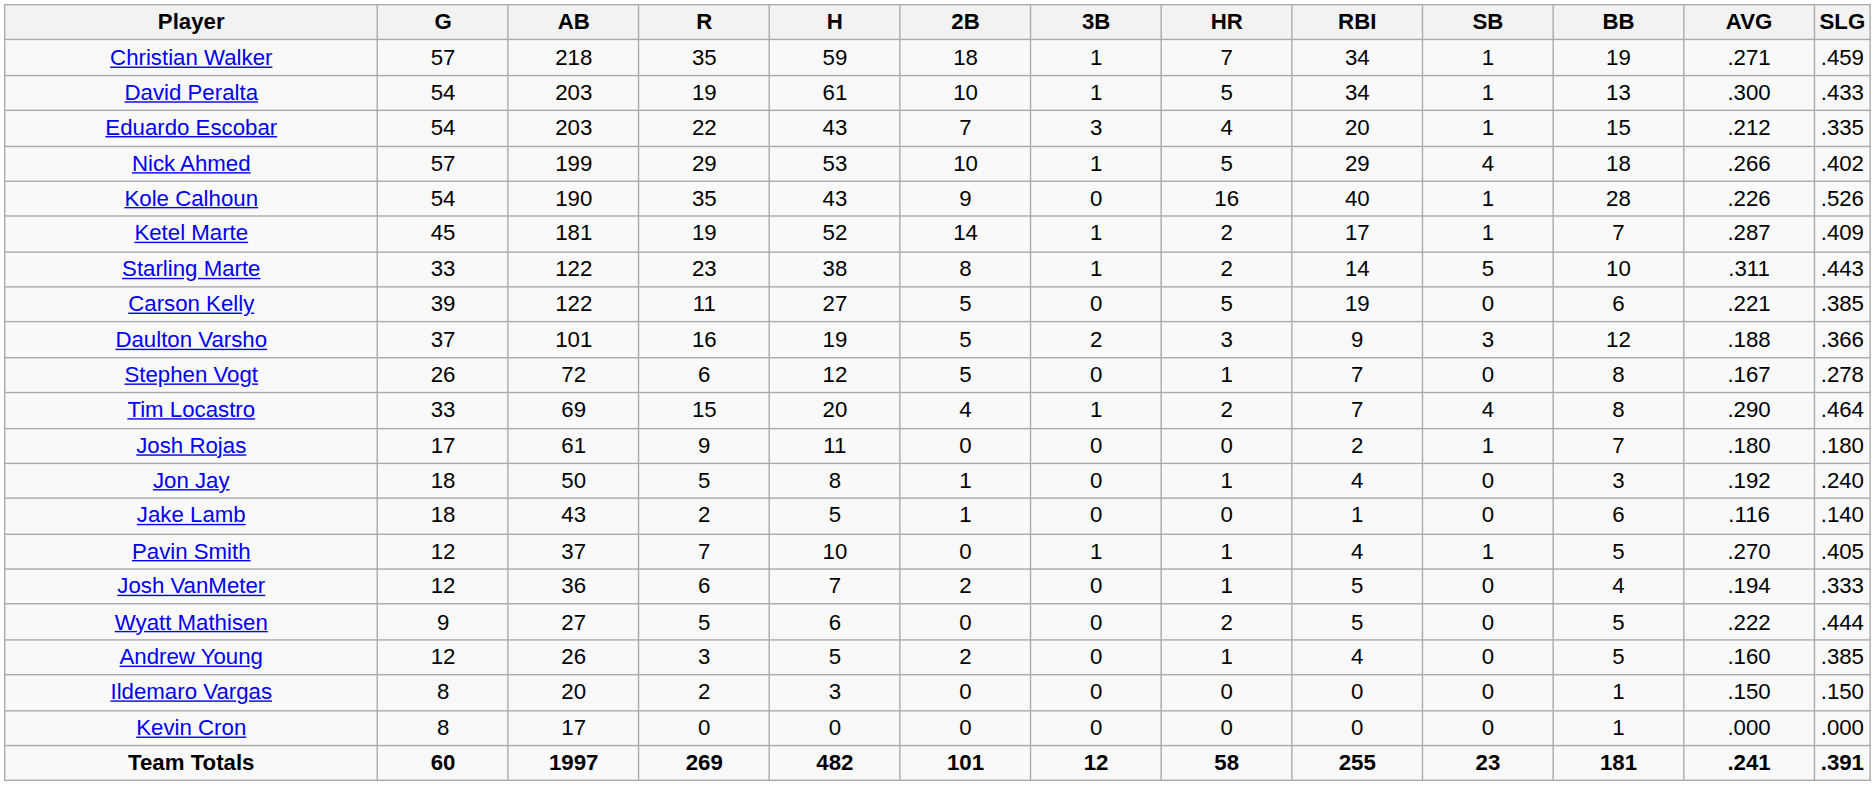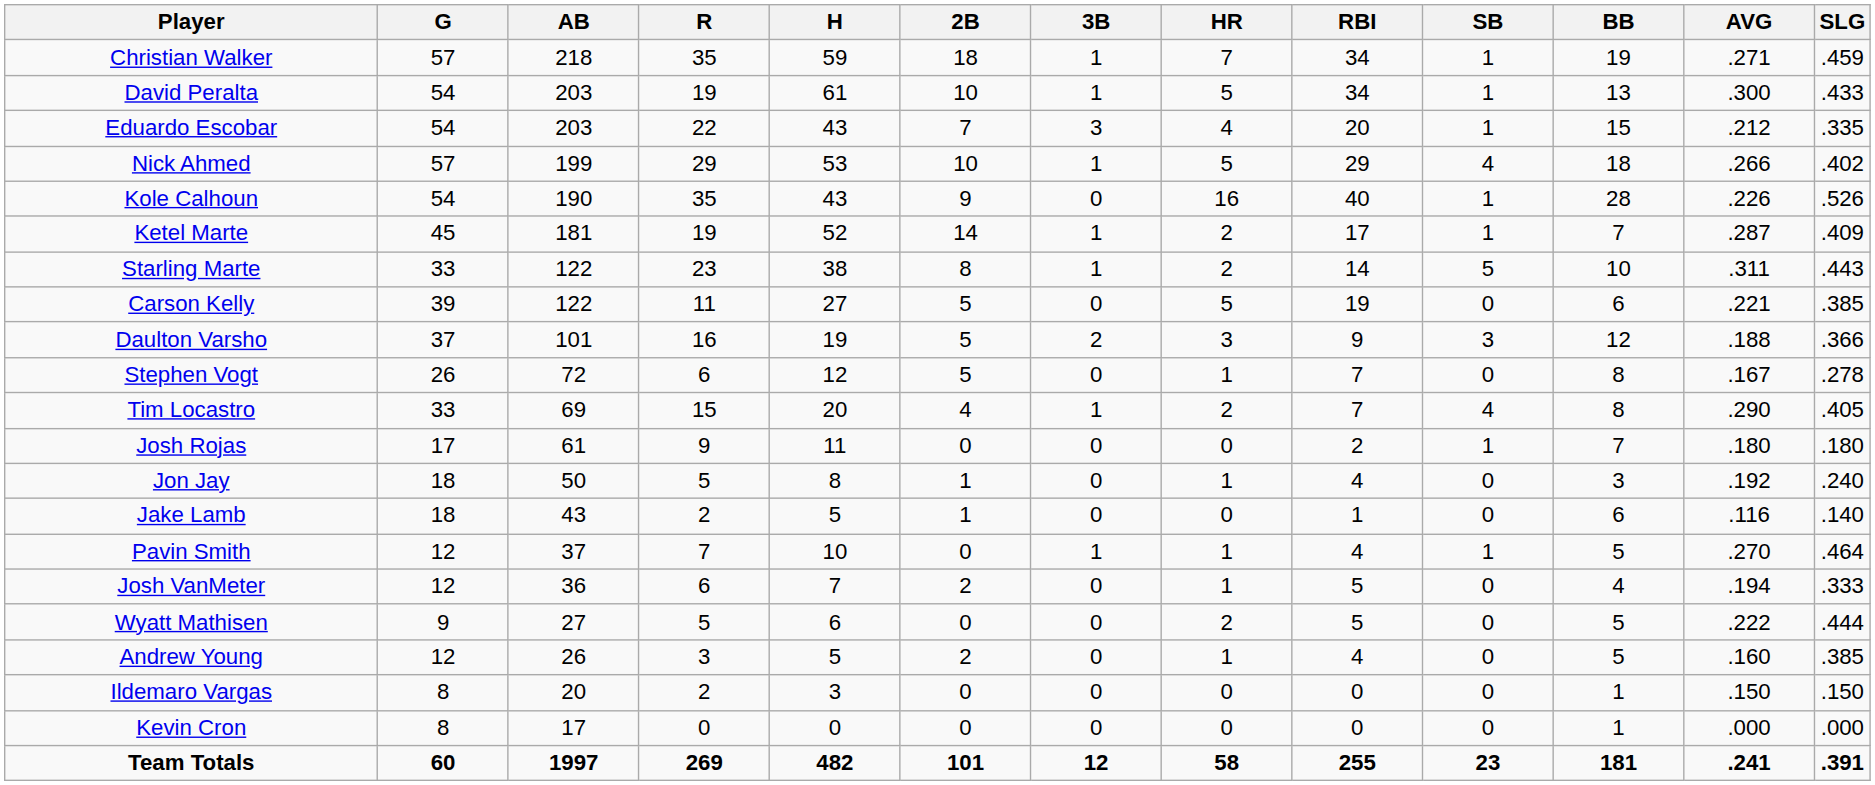(1842, 410) .464 -> (1842, 410) .405
(1842, 551) .405 -> (1842, 551) .464
